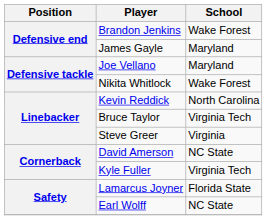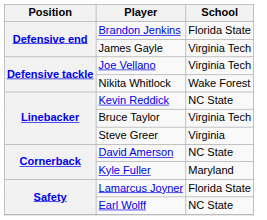(219, 30) Wake Forest -> (220, 30) Florida State
(211, 48) Maryland -> (220, 48) Virginia Tech
(211, 65) Maryland -> (220, 65) Virginia Tech
(224, 100) North Carolina -> (211, 100) NC State
(220, 170) Virginia Tech -> (211, 170) Maryland
